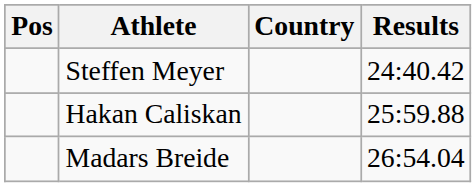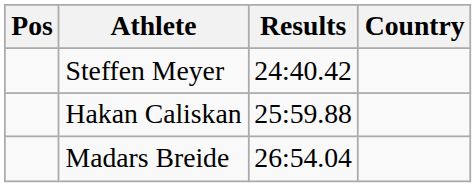columns swapped: (304, 26) <-> (416, 26)
